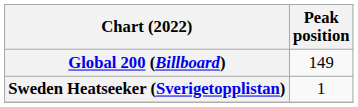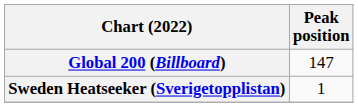(321, 62) 149 -> (321, 62) 147
